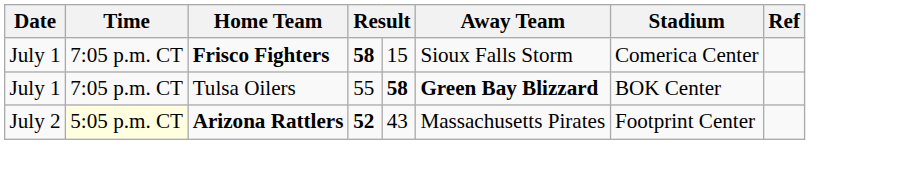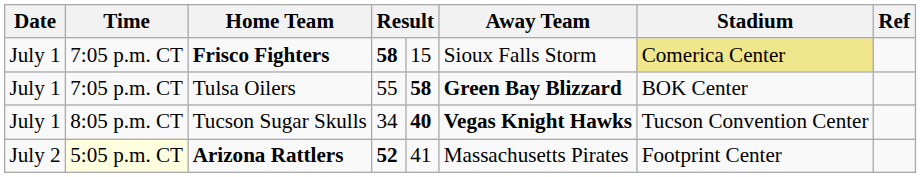(687, 54) no background -> (714, 54) khaki background
+ row: (280, 121)
(397, 121) 43 -> (421, 155) 41
